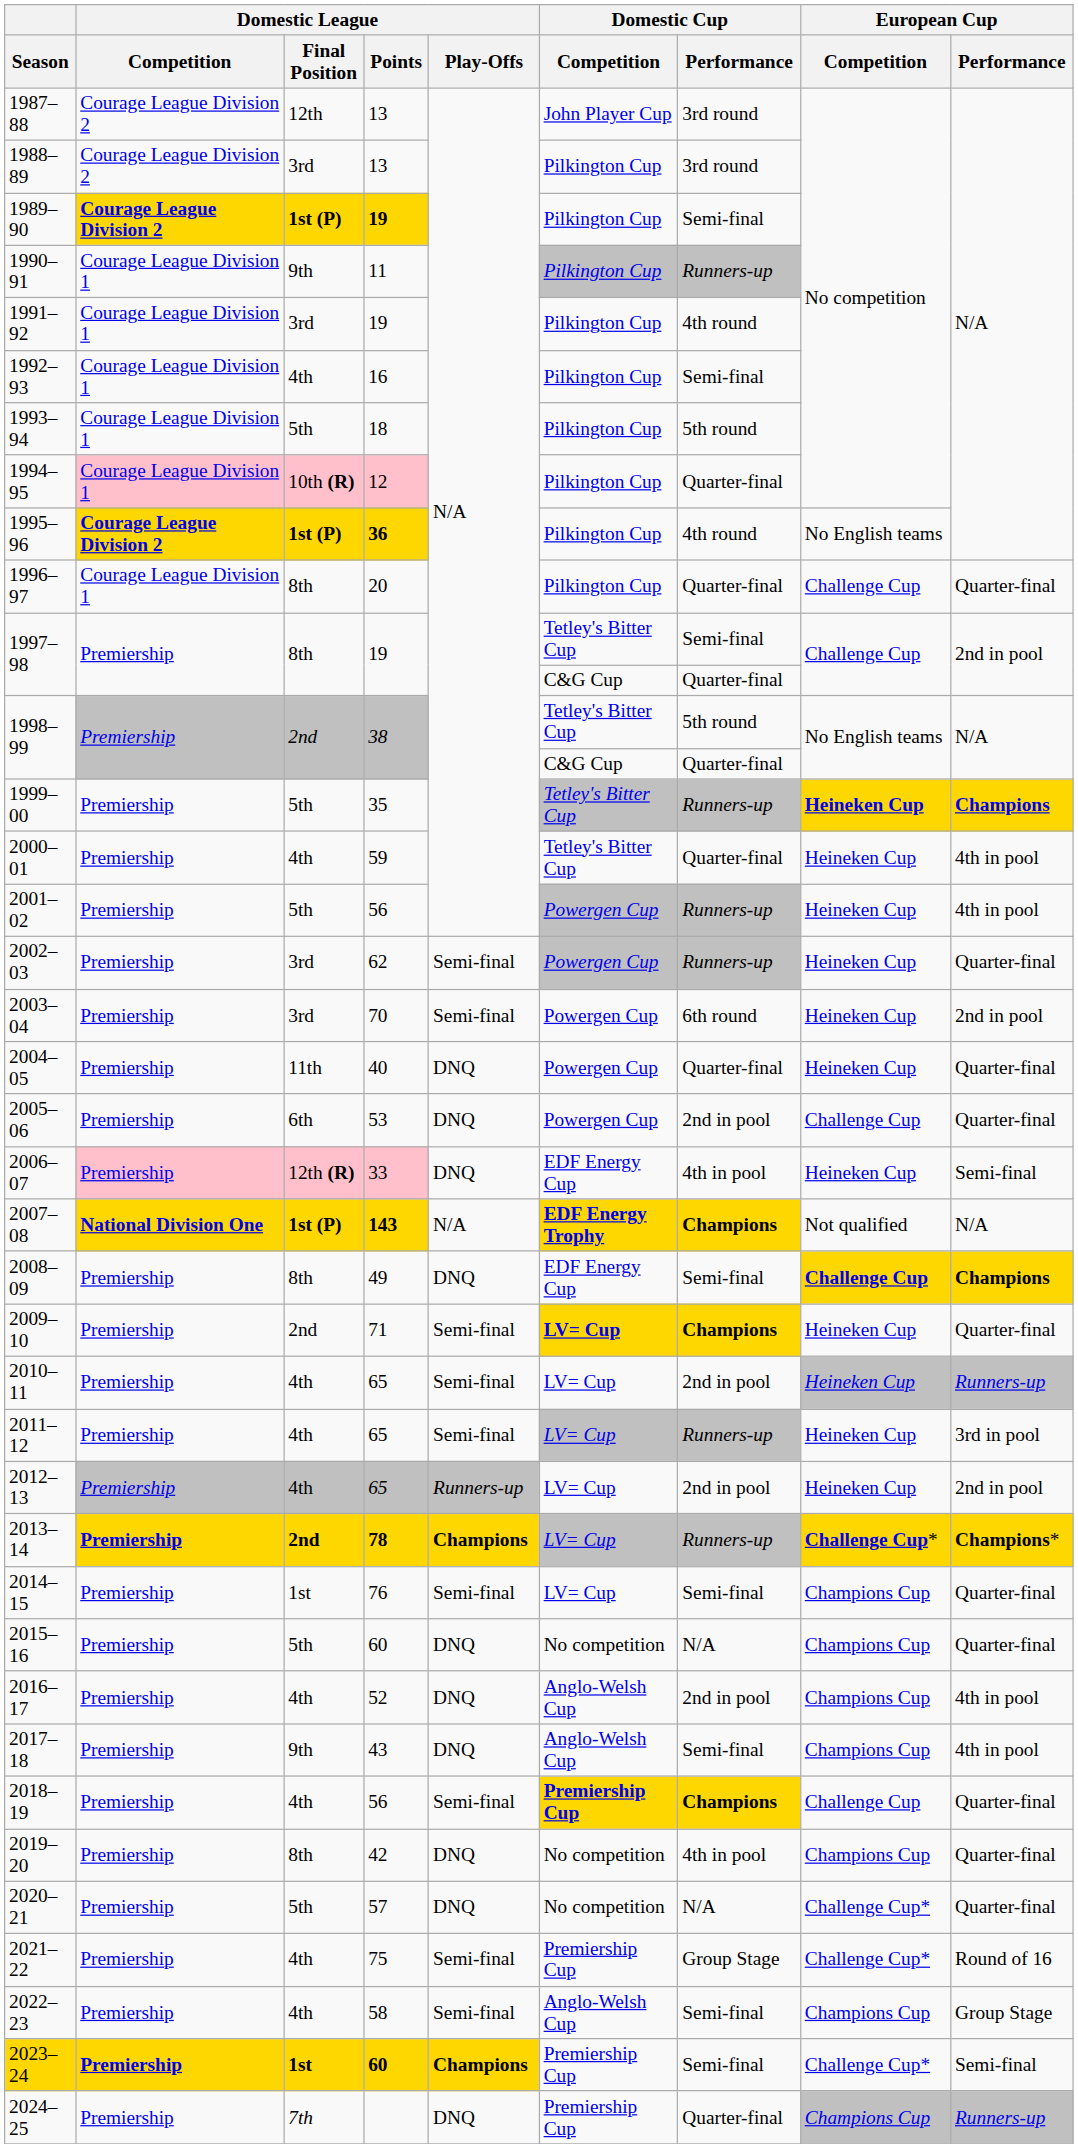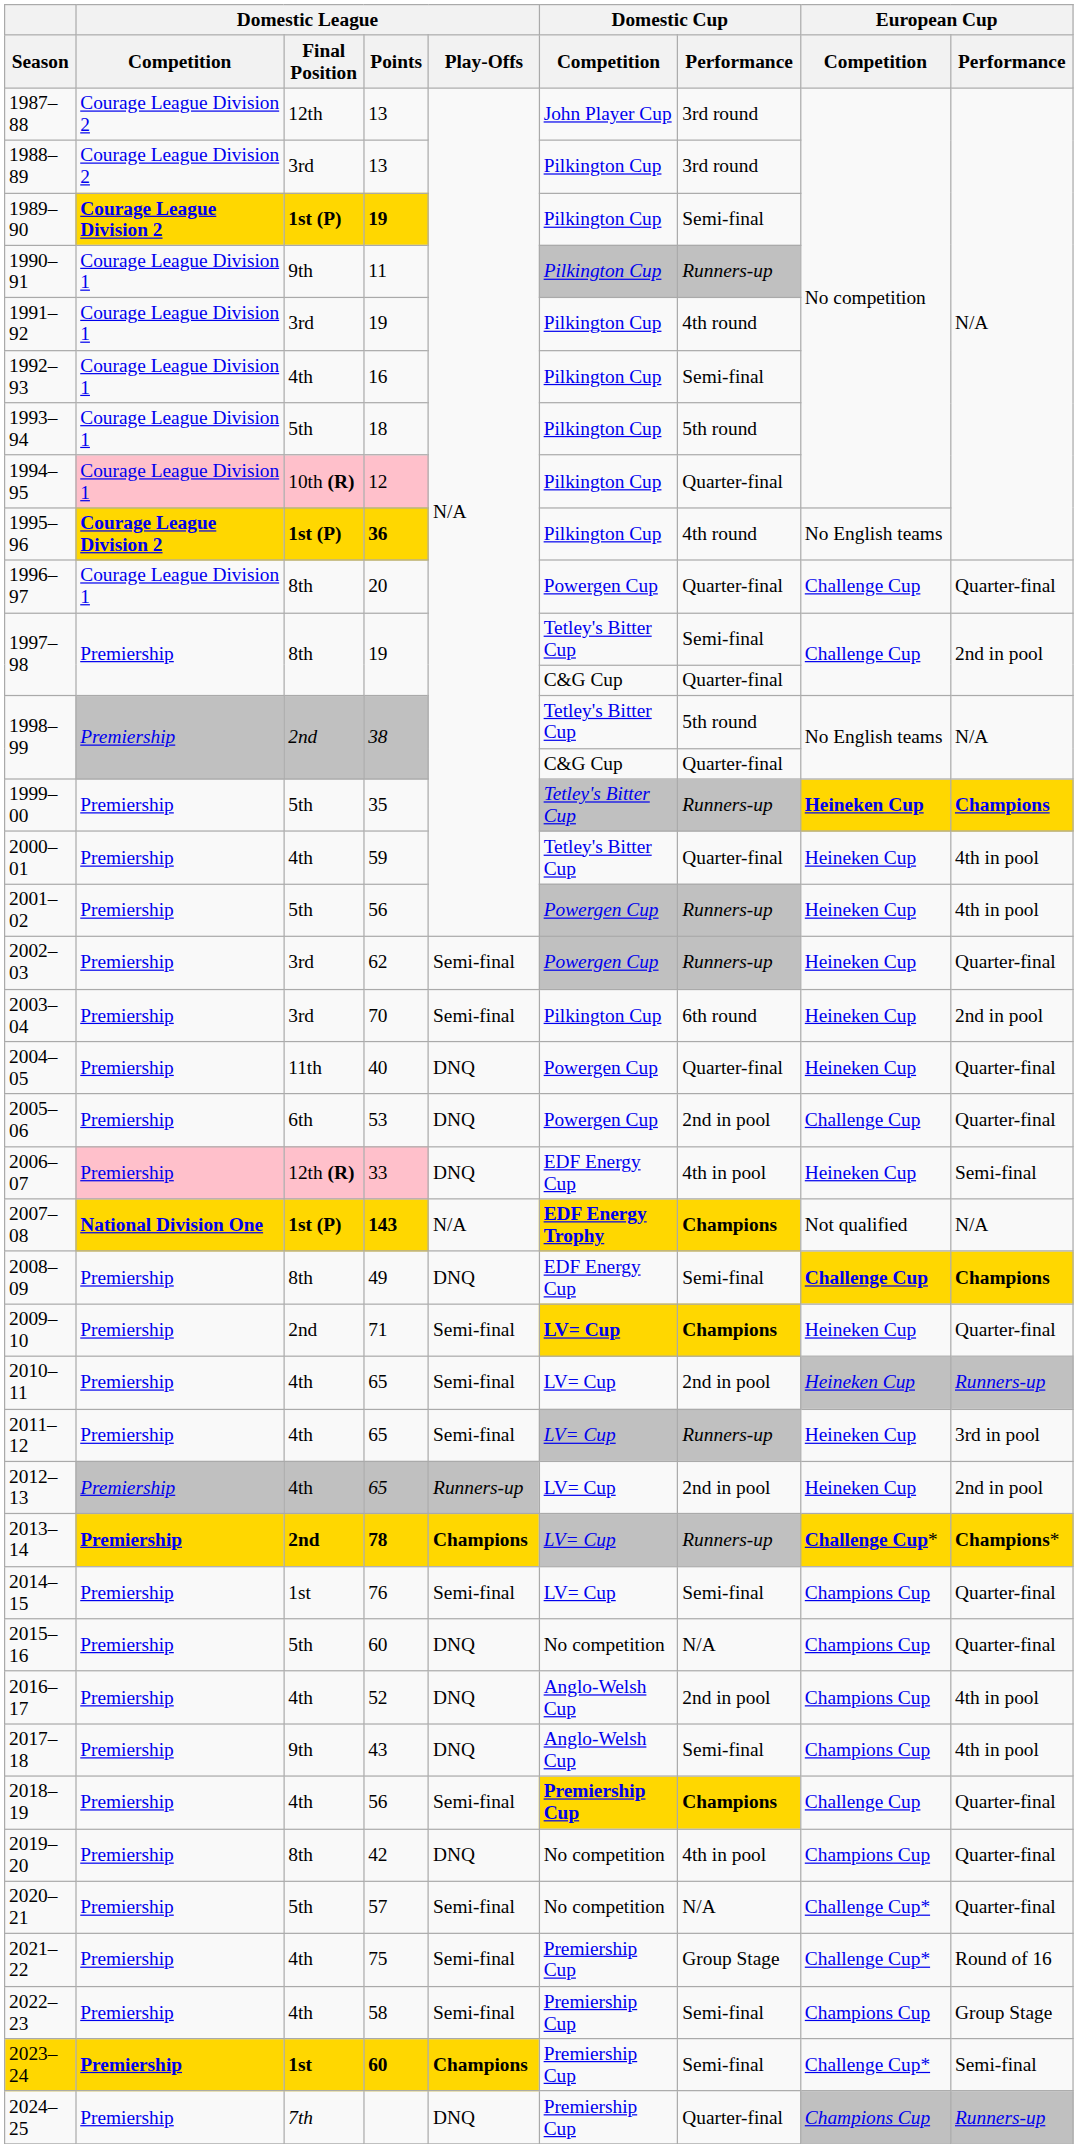(603, 586) Pilkington Cup -> (601, 586) Powergen Cup
(601, 1015) Powergen Cup -> (603, 1015) Pilkington Cup
(454, 1907) DNQ -> (474, 1907) Semi-final
(595, 2012) Anglo-Welsh Cup -> (590, 2012) Premiership Cup
